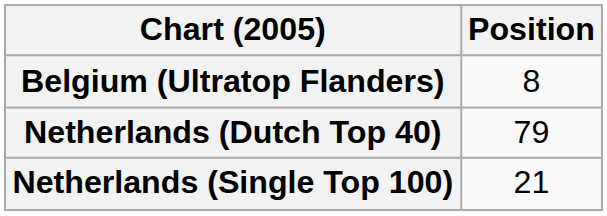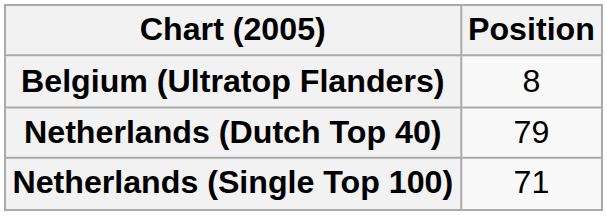(531, 183) 21 -> (531, 183) 71
